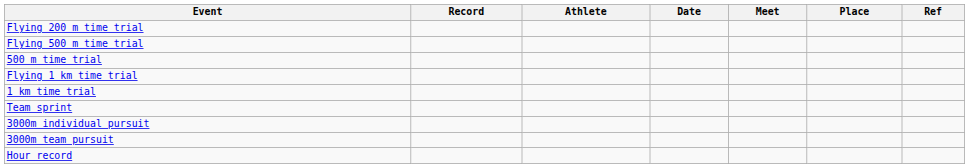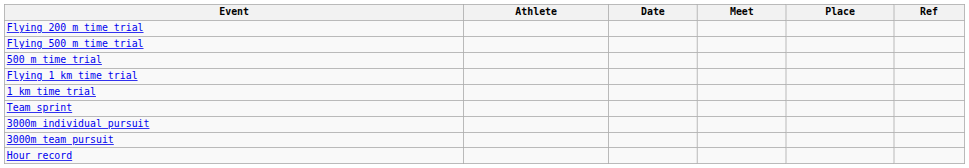- column: (466, 13)
